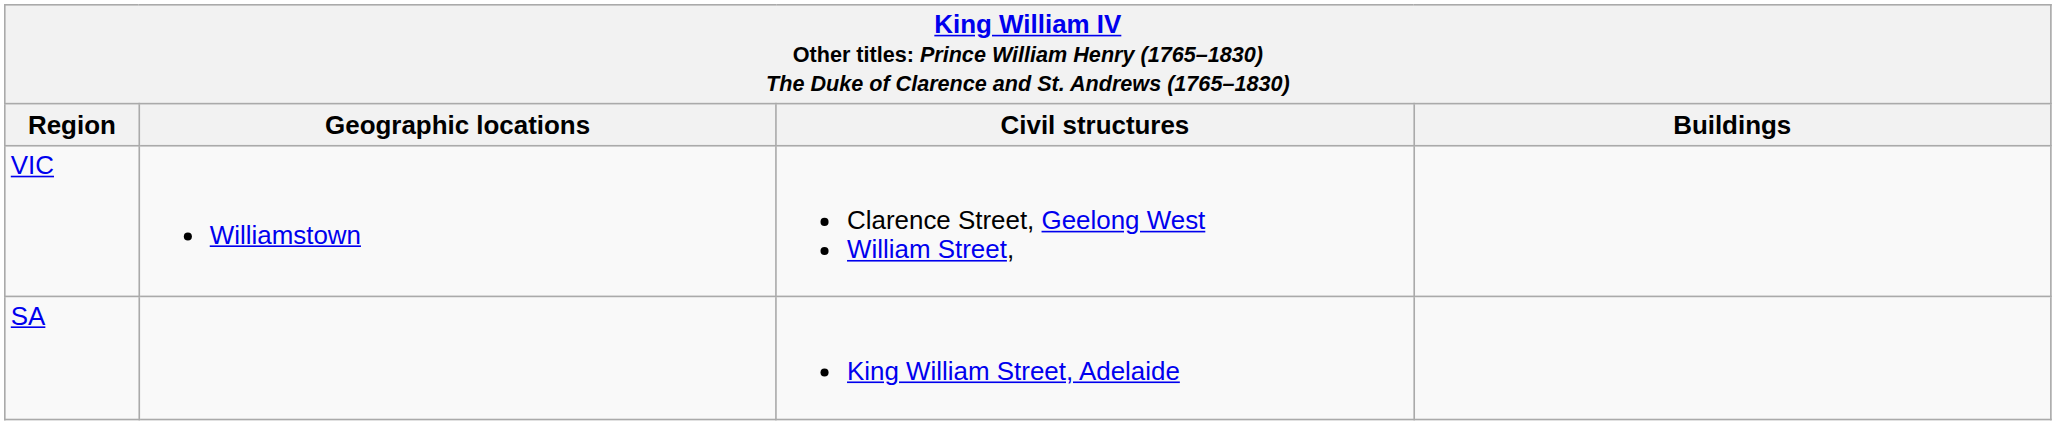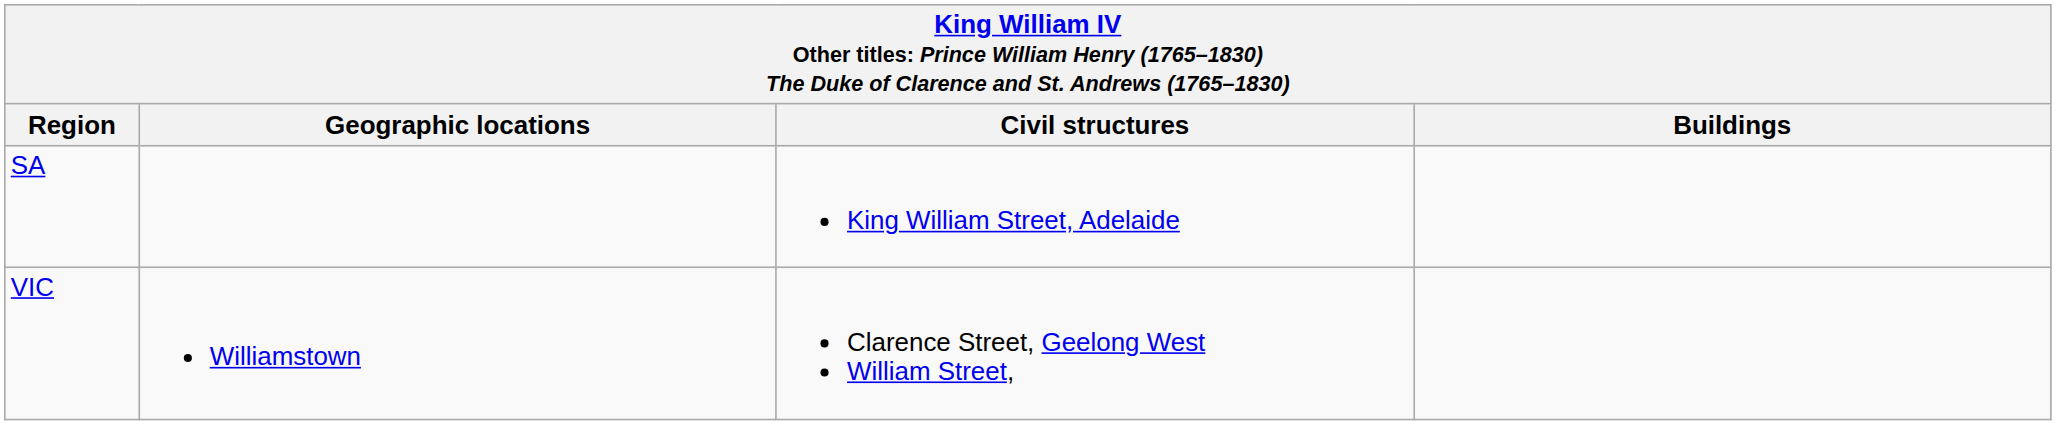rows swapped: (28, 316) <-> (32, 165)
